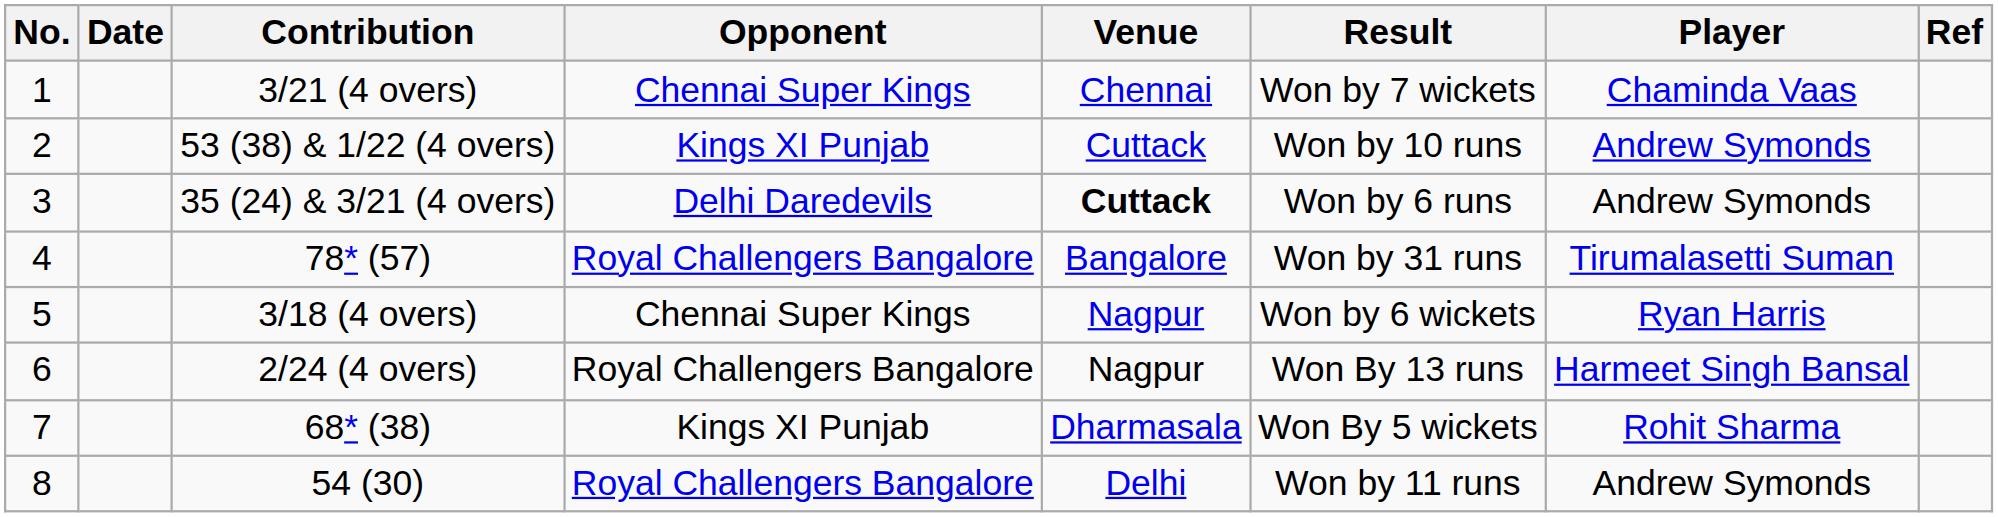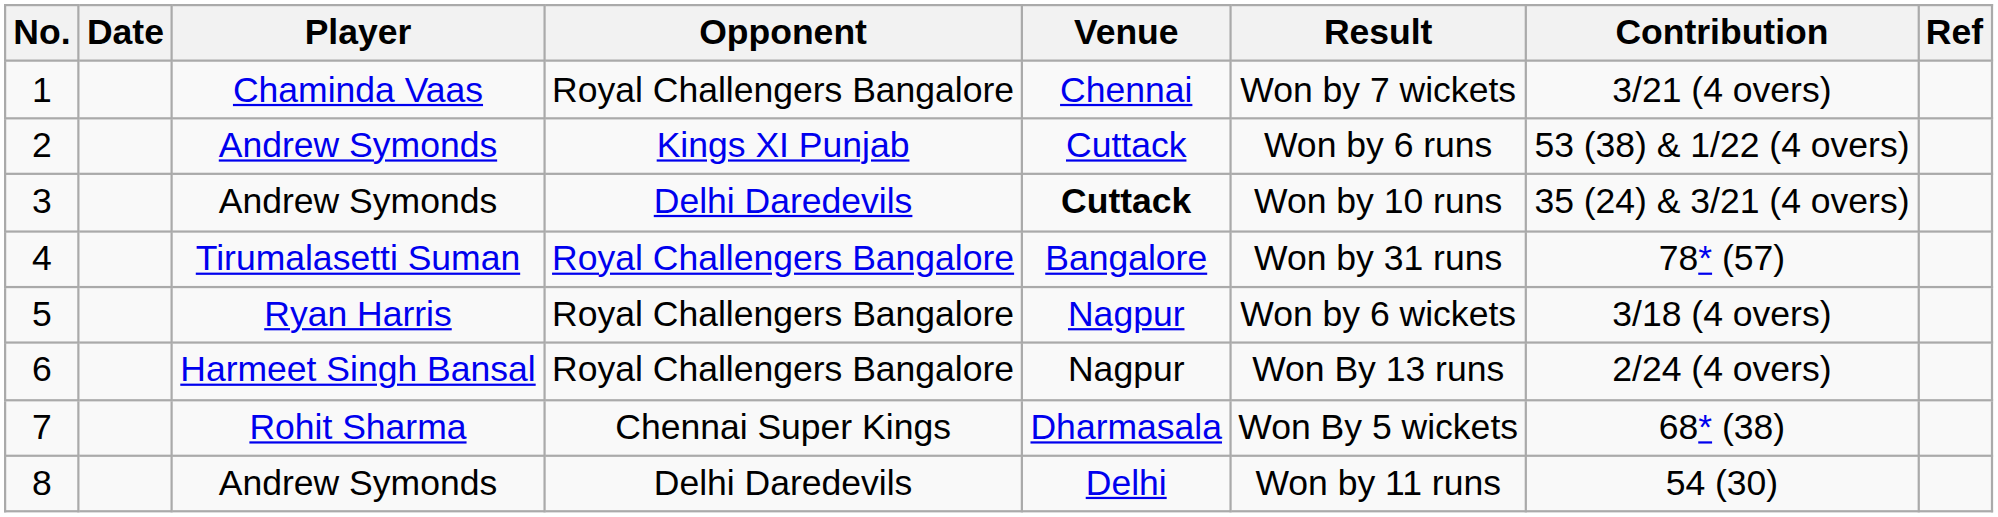columns swapped: (1732, 32) <-> (368, 32)
(803, 88) Chennai Super Kings -> (783, 88) Royal Challengers Bangalore
(1398, 145) Won by 10 runs -> (1378, 145) Won by 6 runs
(1398, 201) Won by 6 runs -> (1378, 201) Won by 10 runs
(803, 314) Chennai Super Kings -> (783, 314) Royal Challengers Bangalore
(803, 426) Kings XI Punjab -> (783, 426) Chennai Super Kings
(803, 483) Royal Challengers Bangalore -> (783, 483) Delhi Daredevils
